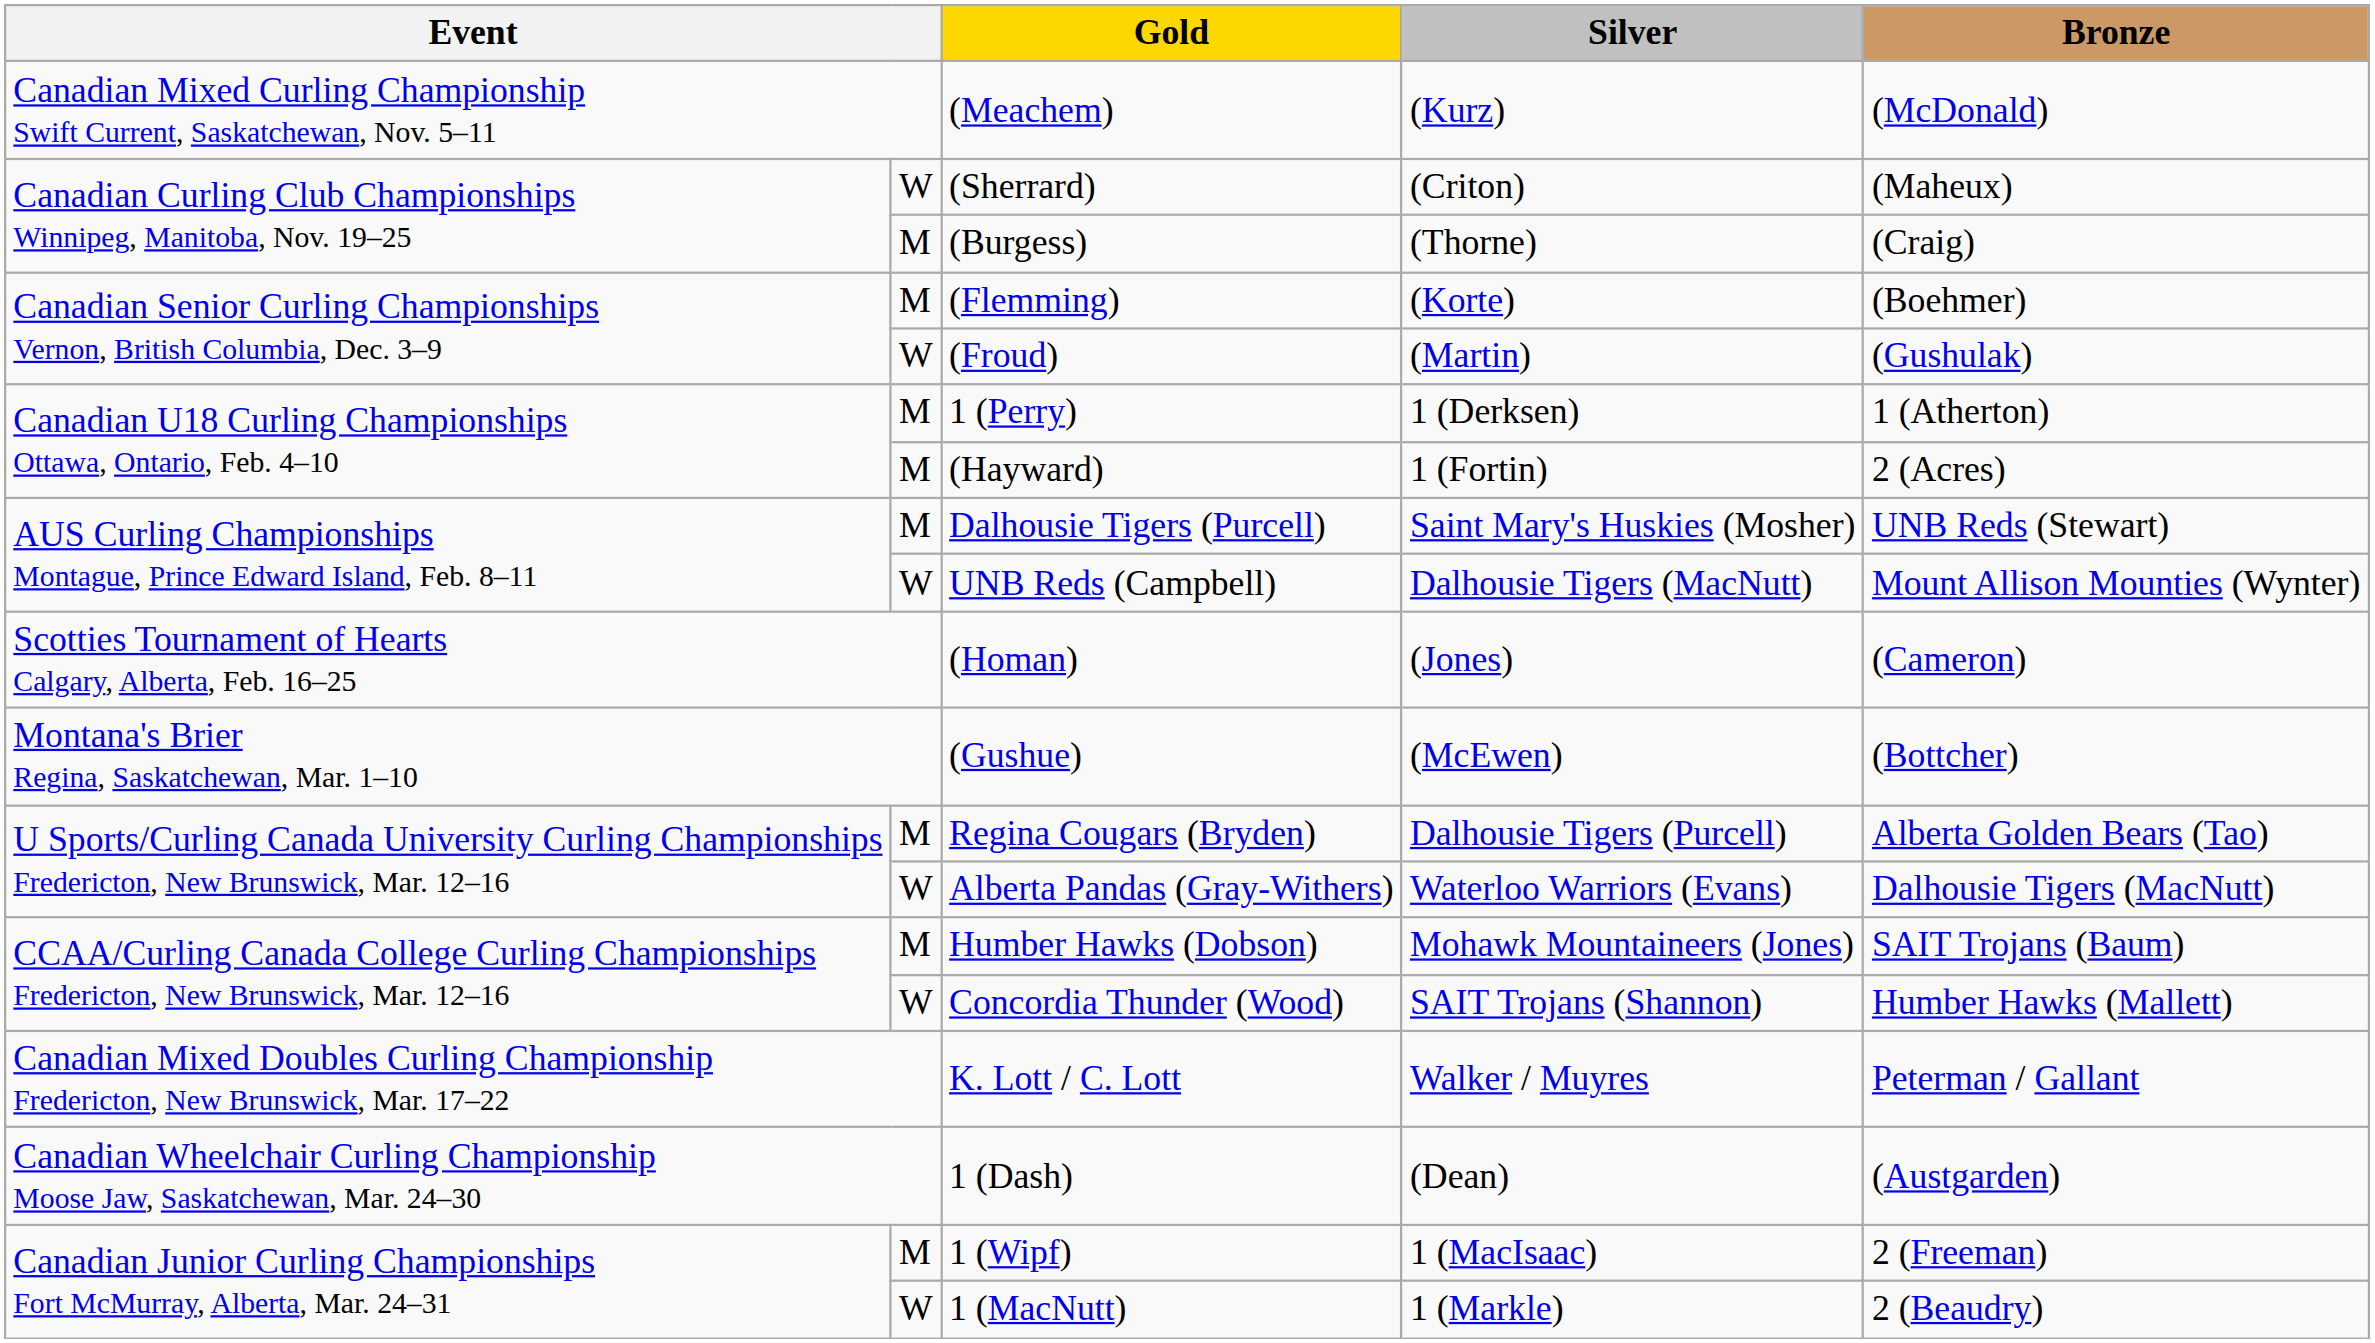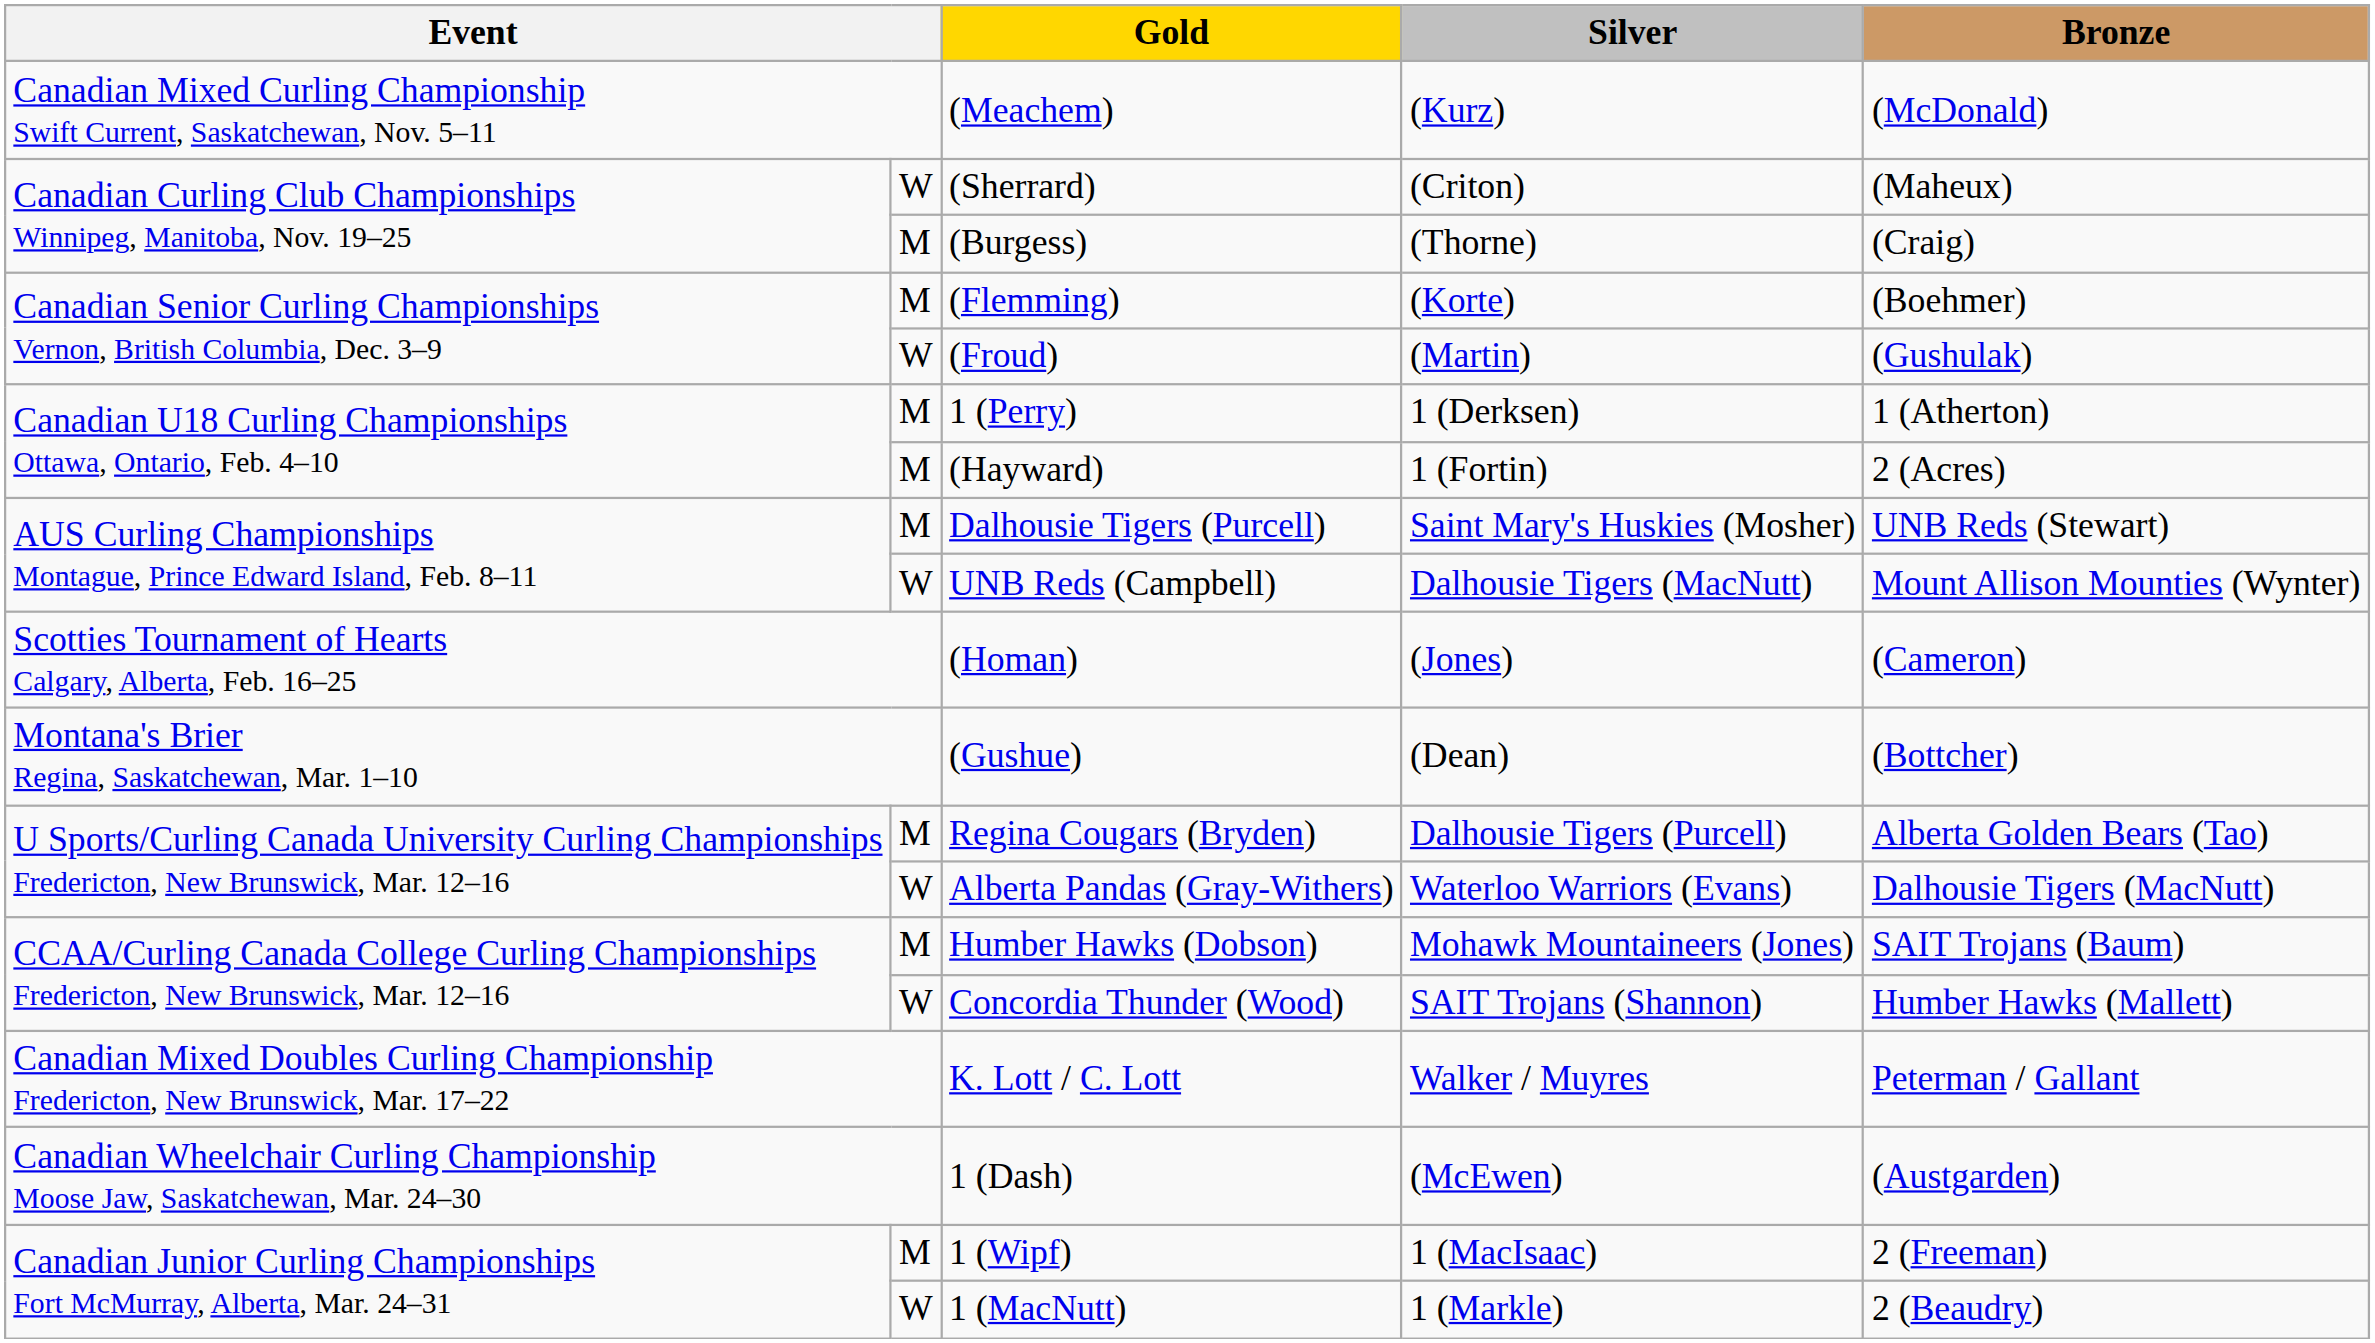(1486, 755) (McEwen) -> (1460, 755) (Dean)
(1460, 1175) (Dean) -> (1486, 1175) (McEwen)
